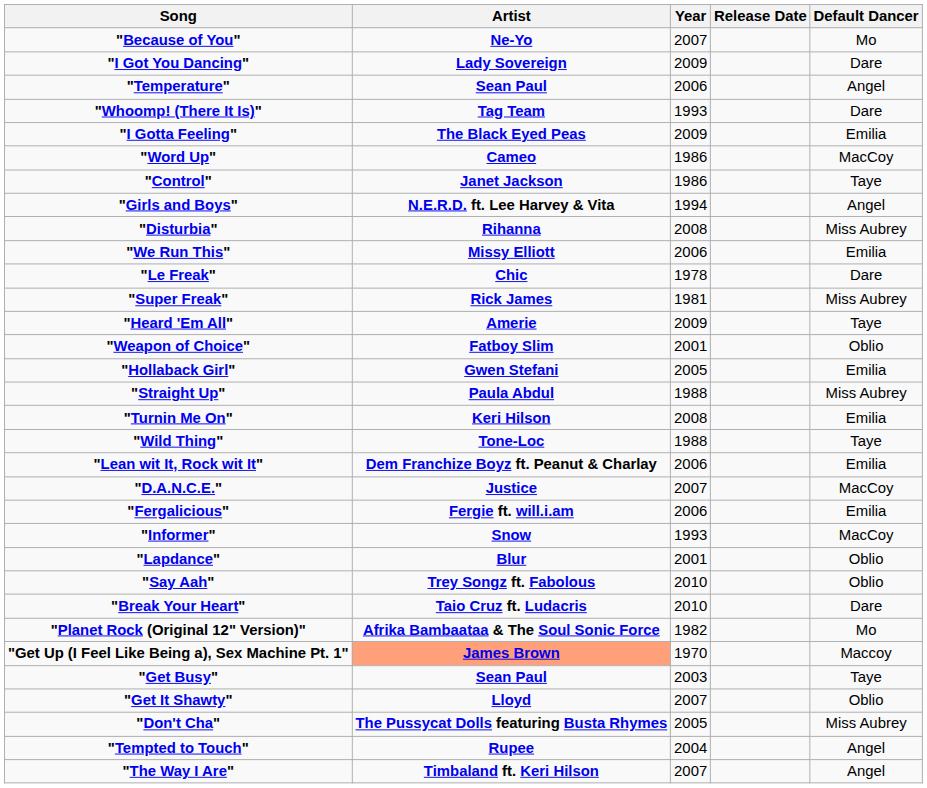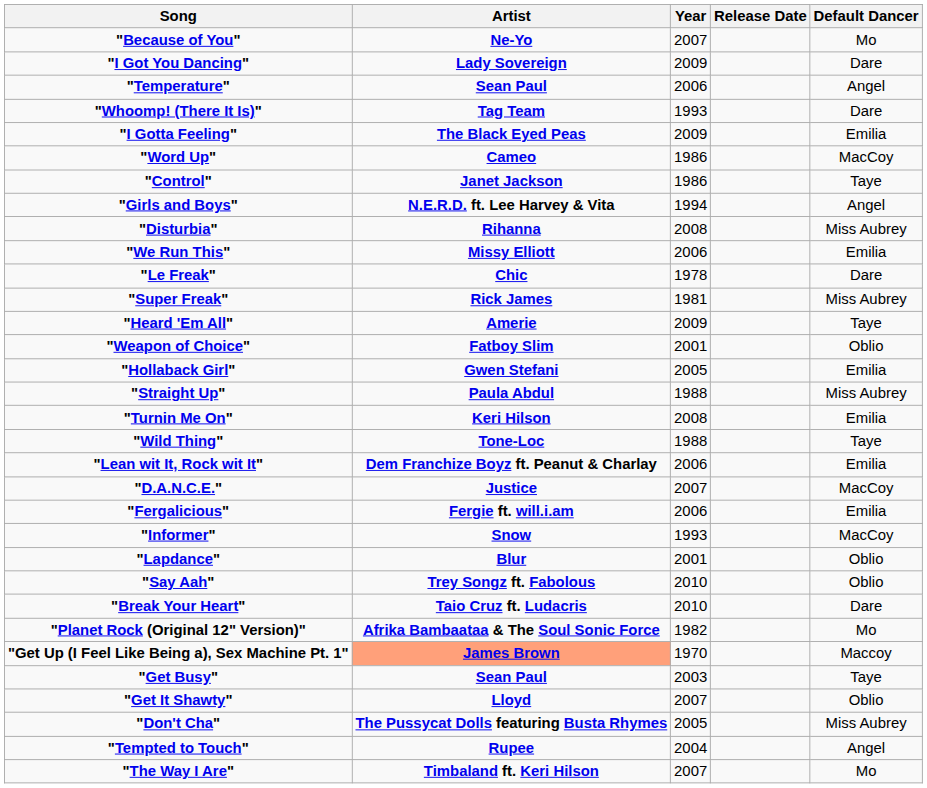(866, 771) Angel -> (866, 771) Mo
